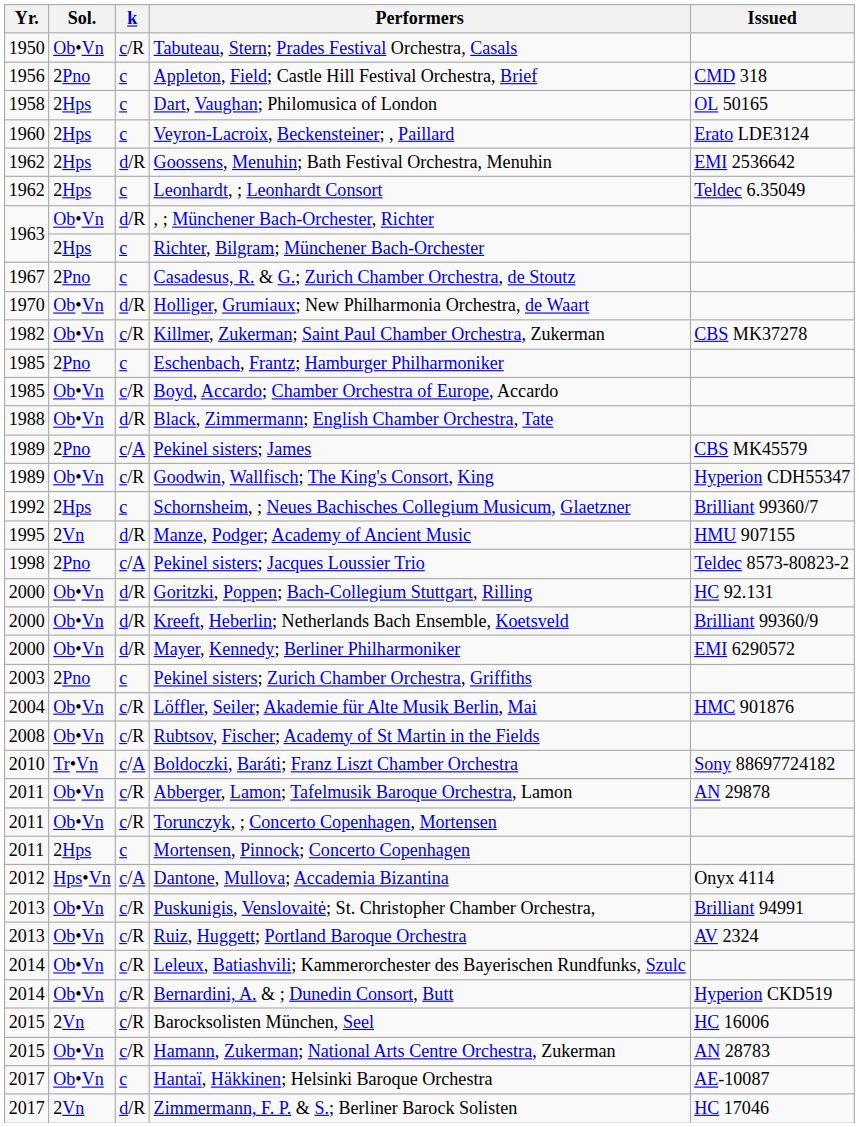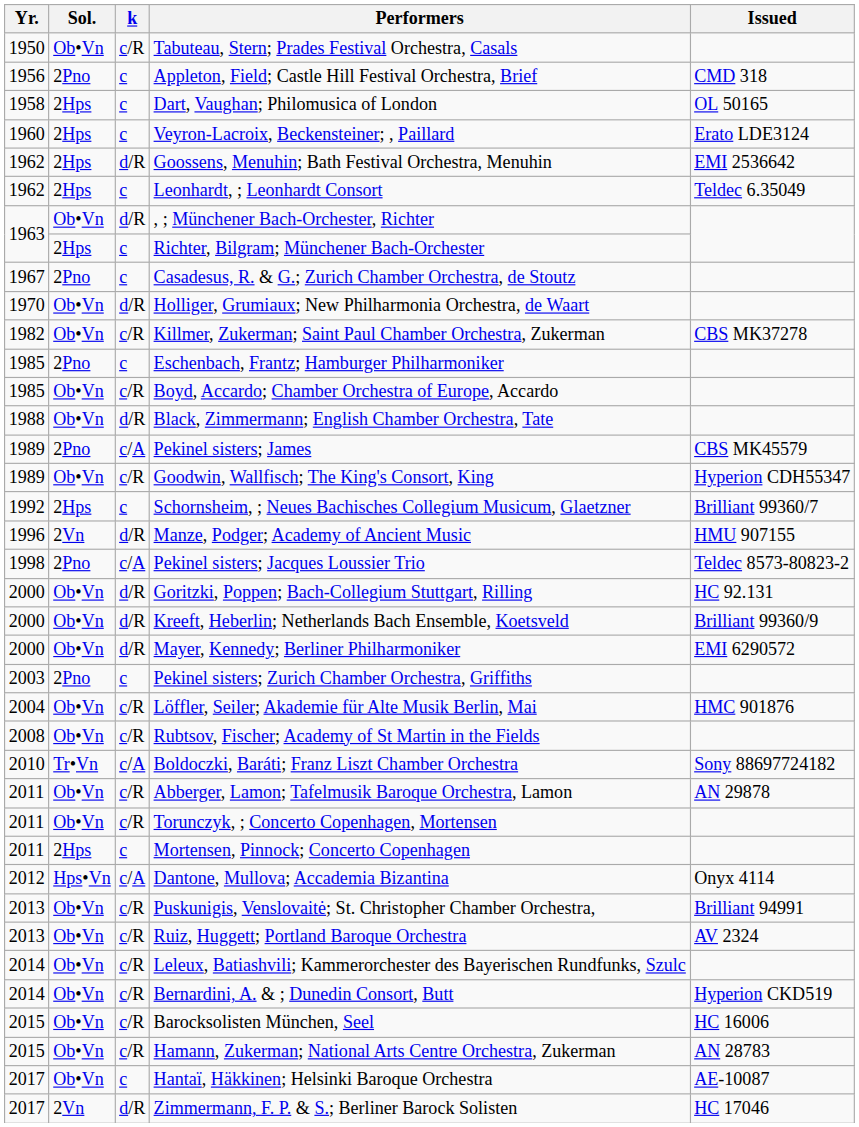(27, 534) 1995 -> (27, 534) 1996
(69, 1022) 2Vn -> (79, 1022) Ob•Vn
